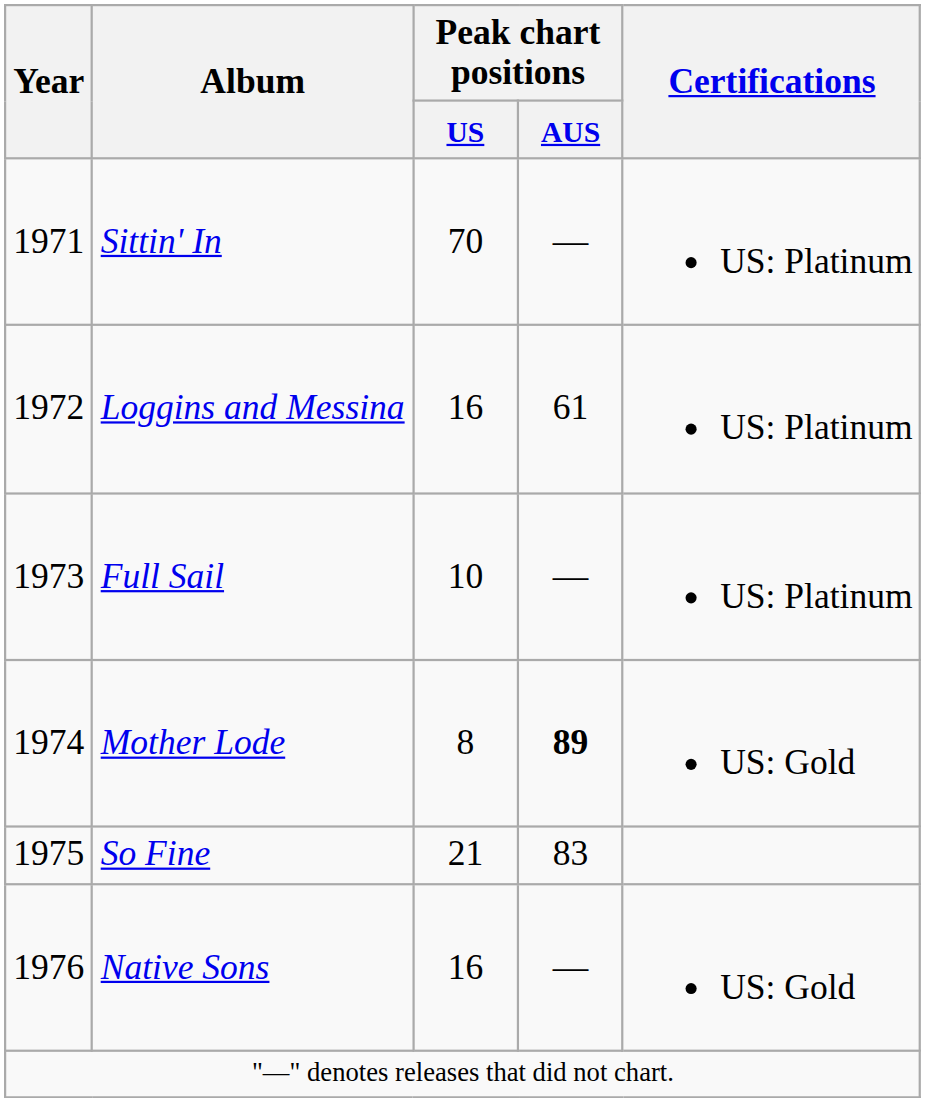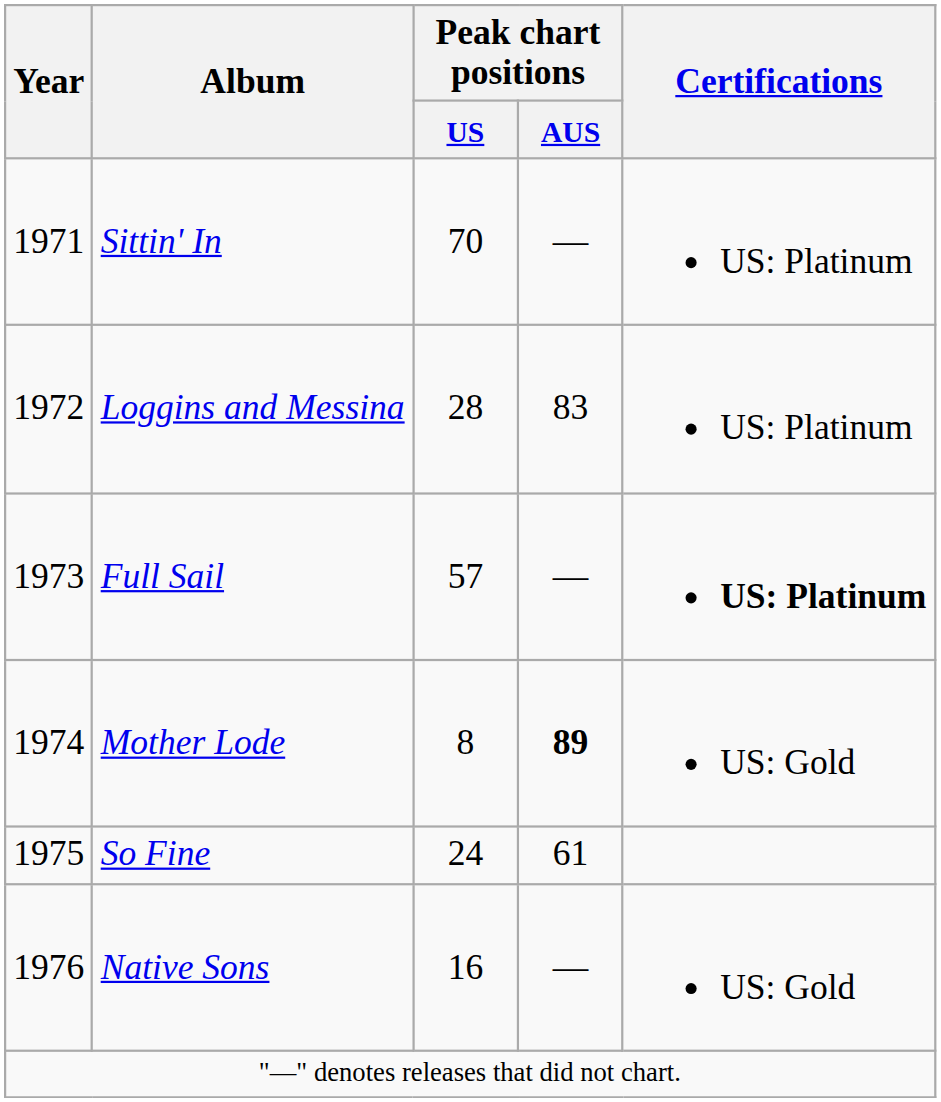(465, 408) 16 -> (465, 408) 28
(571, 408) 61 -> (571, 408) 83
(465, 575) 10 -> (465, 575) 57
(772, 596) normal -> (779, 596) bold
(465, 854) 21 -> (465, 854) 24
(571, 854) 83 -> (571, 854) 61
